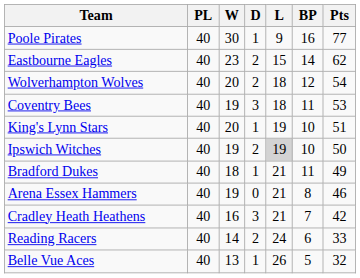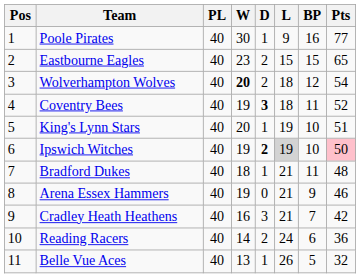+ column: (20, 15)
(308, 60) 14 -> (312, 60) 15
(339, 60) 62 -> (341, 60) 65
(232, 82) normal -> (243, 82) bold
(256, 104) normal -> (265, 104) bold
(339, 104) 53 -> (341, 104) 52
(256, 149) normal -> (265, 149) bold
(339, 149) no background -> (341, 149) pink background
(339, 171) 49 -> (341, 171) 48
(308, 194) 8 -> (312, 194) 9
(339, 238) 33 -> (341, 238) 36
